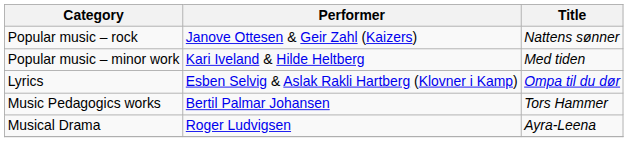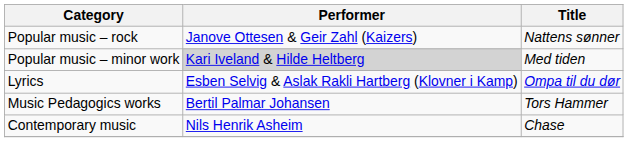(275, 59) no background -> (275, 59) lightgrey background
+ row: (72, 125)
- row: (54, 125)
